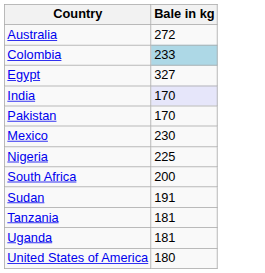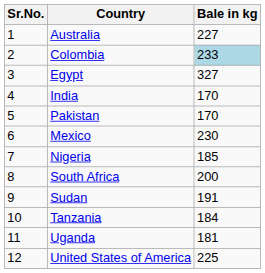+ column: (26, 14)
(165, 34) 272 -> (208, 34) 227
(165, 95) lavender background -> (208, 95) no background
(165, 156) 225 -> (208, 156) 185
(165, 217) 181 -> (208, 217) 184
(165, 258) 180 -> (208, 258) 225
